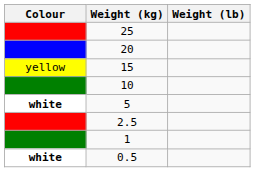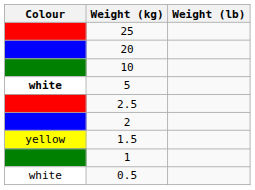- row: (127, 67)
+ row: (127, 121)
+ row: (127, 139)
(45, 158) bold -> (45, 176) normal
